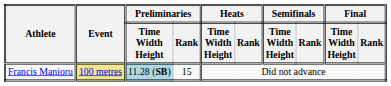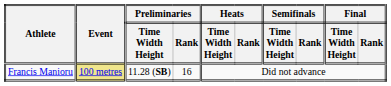(149, 72) lightblue background -> (149, 72) no background
(187, 72) 15 -> (187, 72) 16
